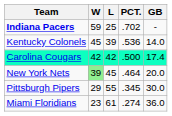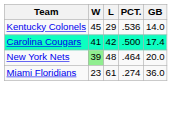- row: (40, 27)
(111, 42) 39 -> (111, 27) 29
(96, 57) 42 -> (96, 42) 41
(111, 73) 45 -> (111, 57) 48
- row: (43, 88)
